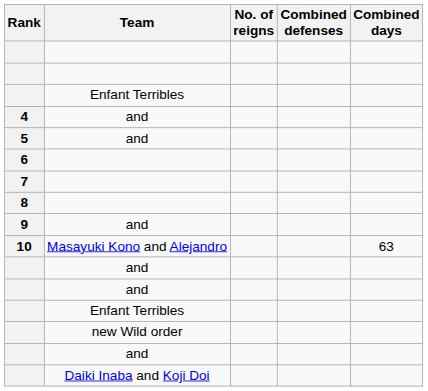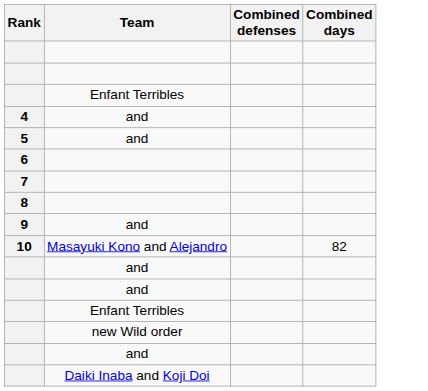- column: (254, 22)
(386, 246) 63 -> (339, 246) 82
